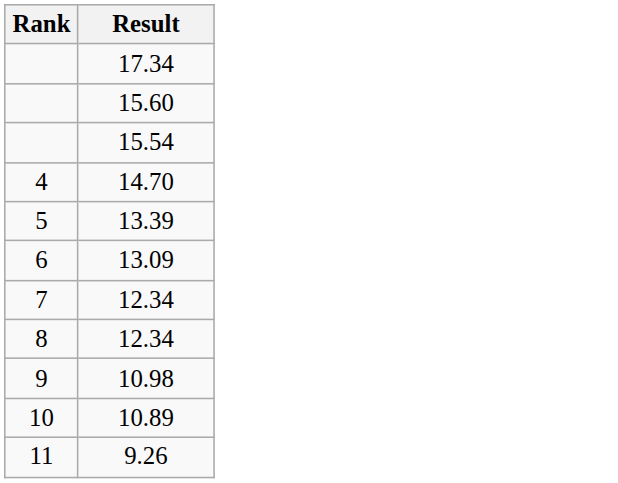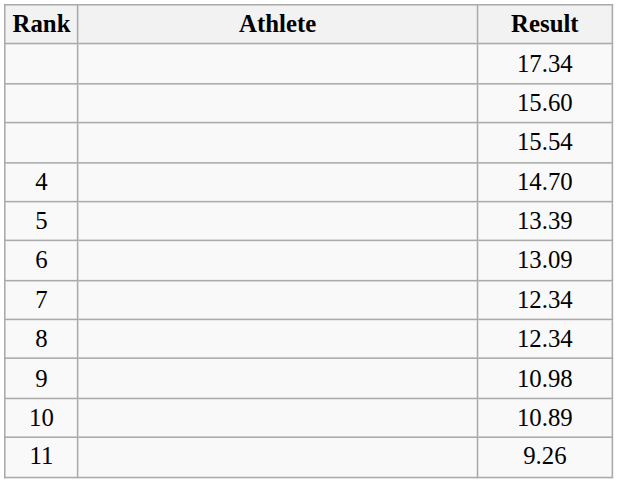+ column: (278, 24)
